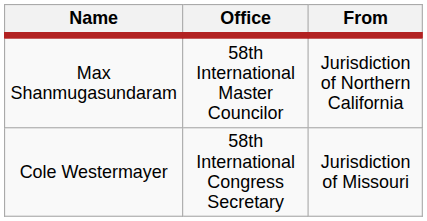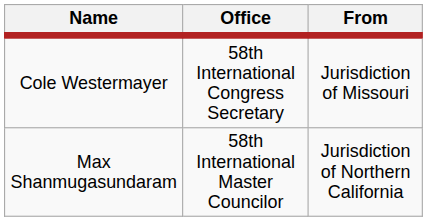rows swapped: (94, 82) <-> (94, 171)
